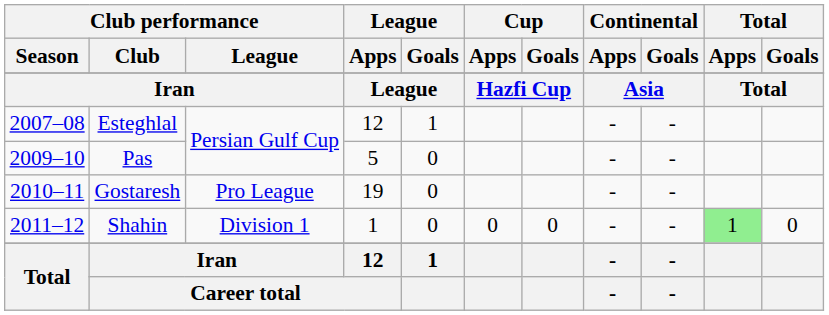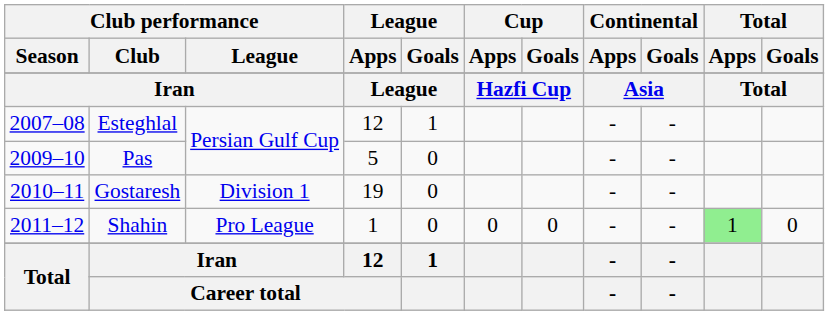(265, 191) Pro League -> (265, 191) Division 1
(265, 225) Division 1 -> (265, 225) Pro League
